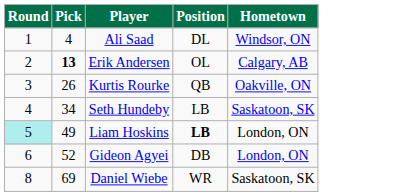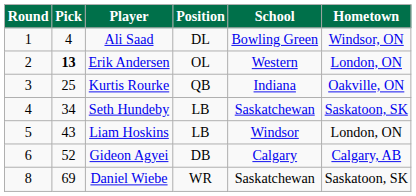+ column: (275, 16)
(273, 62) Calgary, AB -> (366, 62) London, ON
(68, 86) 26 -> (68, 86) 25
(28, 132) paleturquoise background -> (28, 132) no background
(68, 132) 49 -> (68, 132) 43
(200, 132) bold -> (200, 132) normal
(273, 156) London, ON -> (366, 156) Calgary, AB
